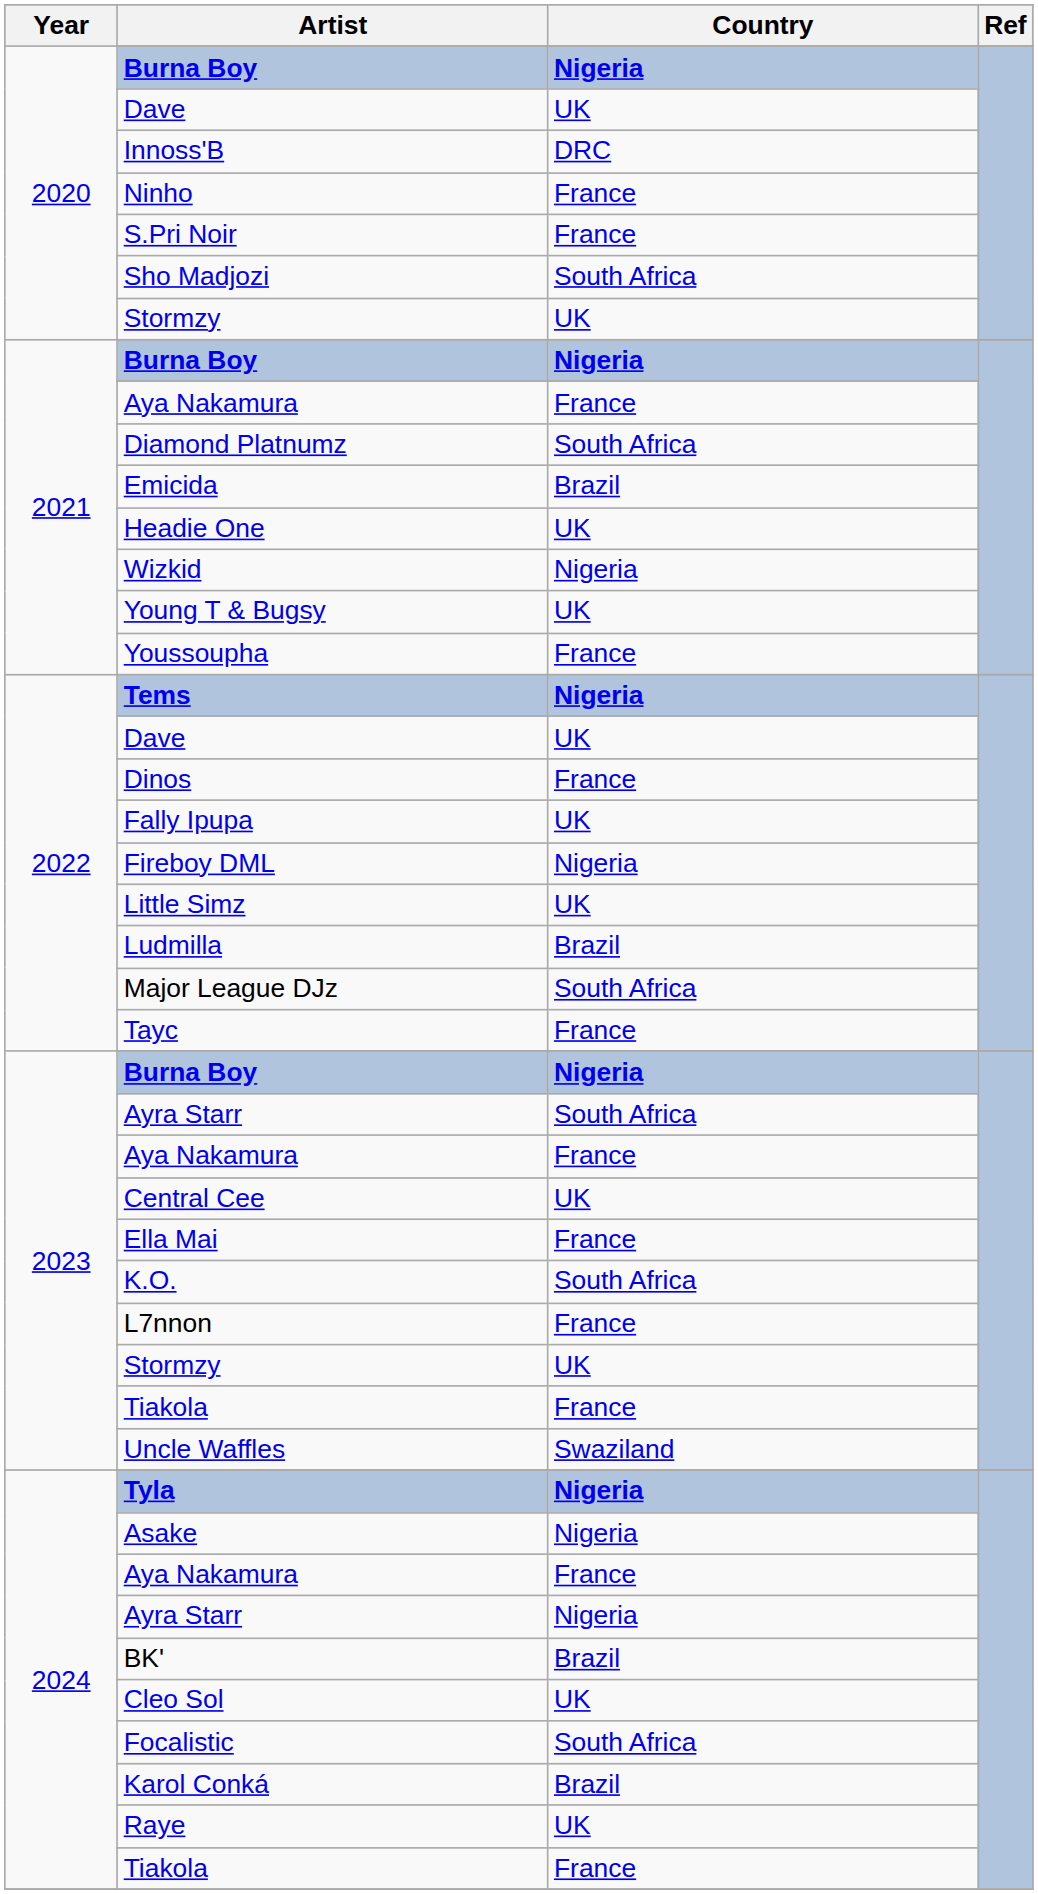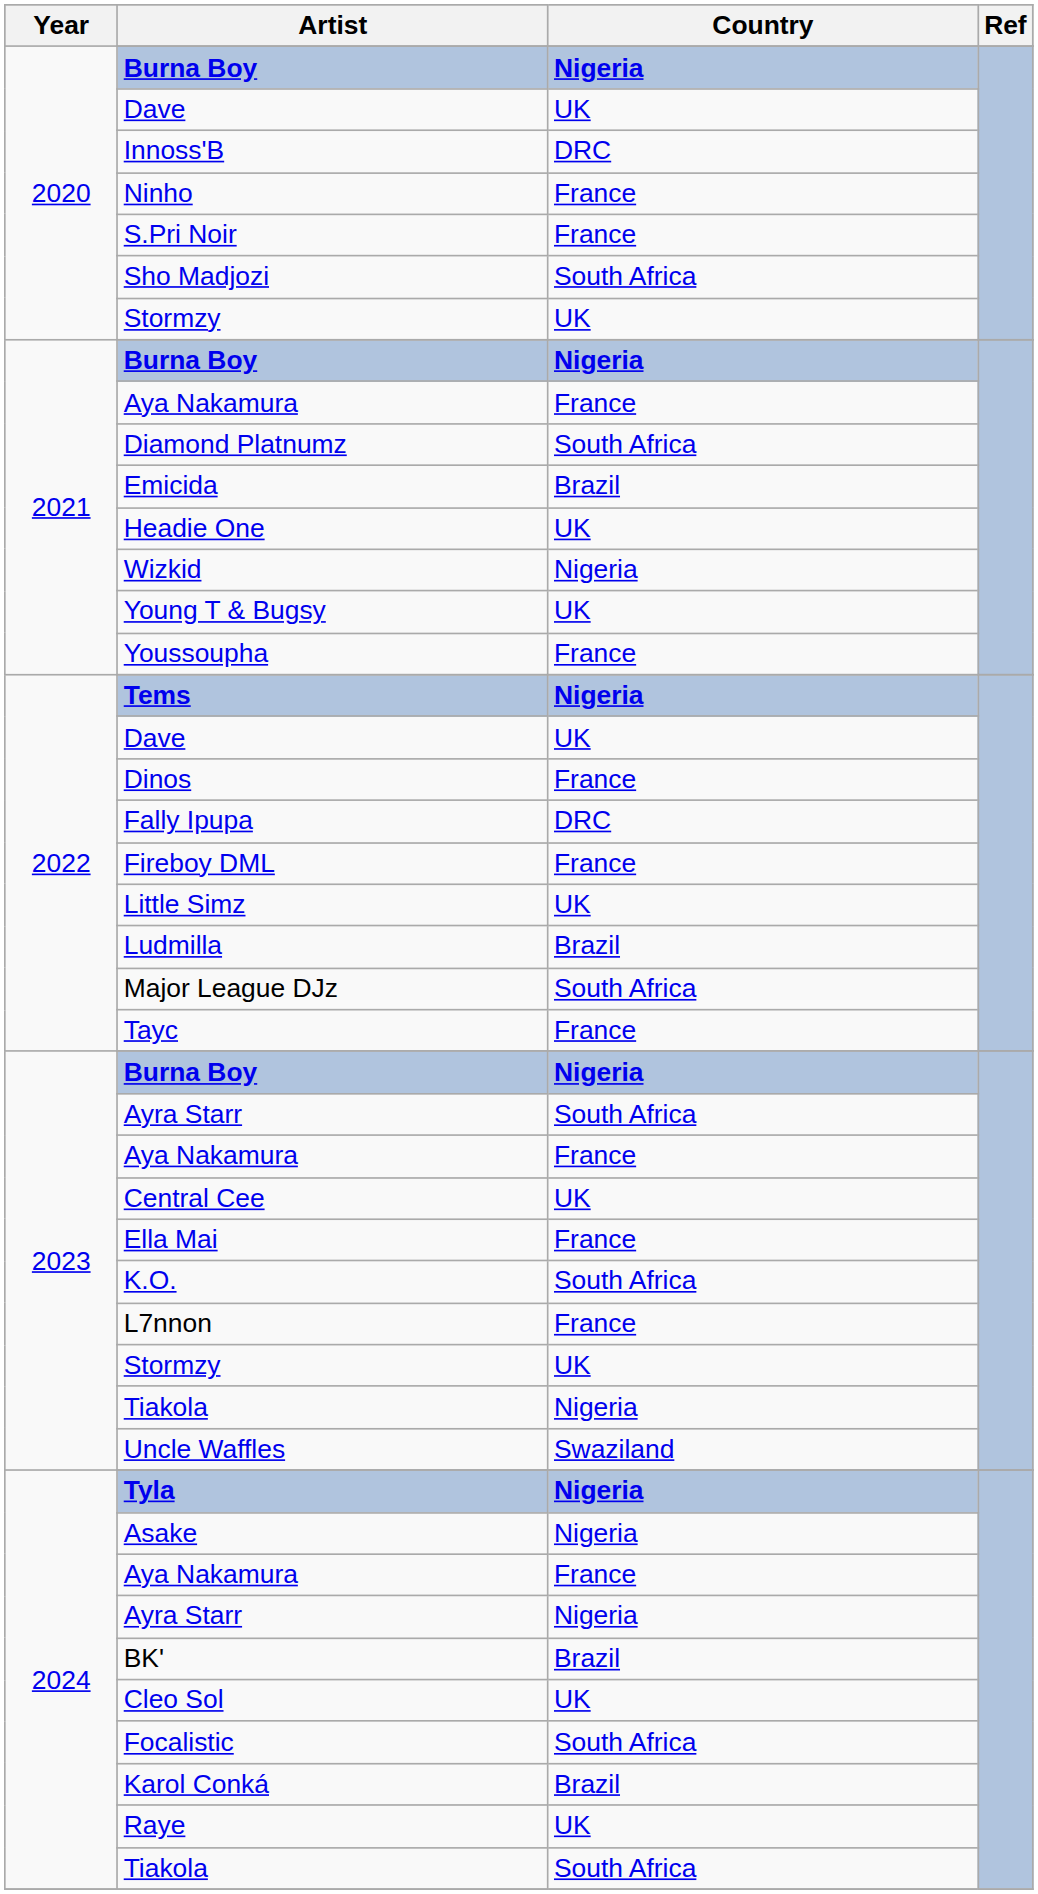(572, 820) UK -> (583, 820) DRC
(596, 862) Nigeria -> (595, 862) France
(595, 1407) France -> (596, 1407) Nigeria
(595, 1867) France -> (625, 1867) South Africa
